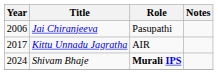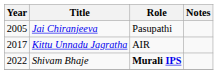(17, 28) 2006 -> (17, 28) 2005
(17, 61) 2024 -> (17, 61) 2022
